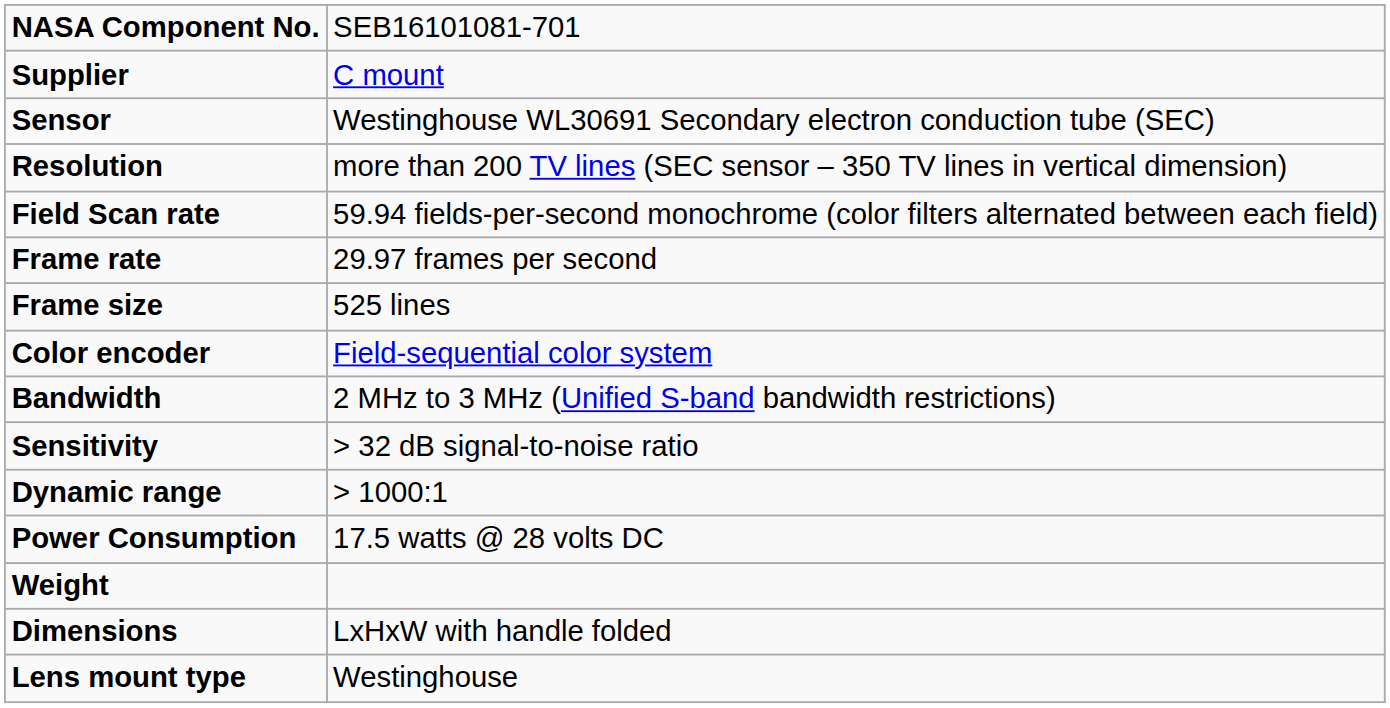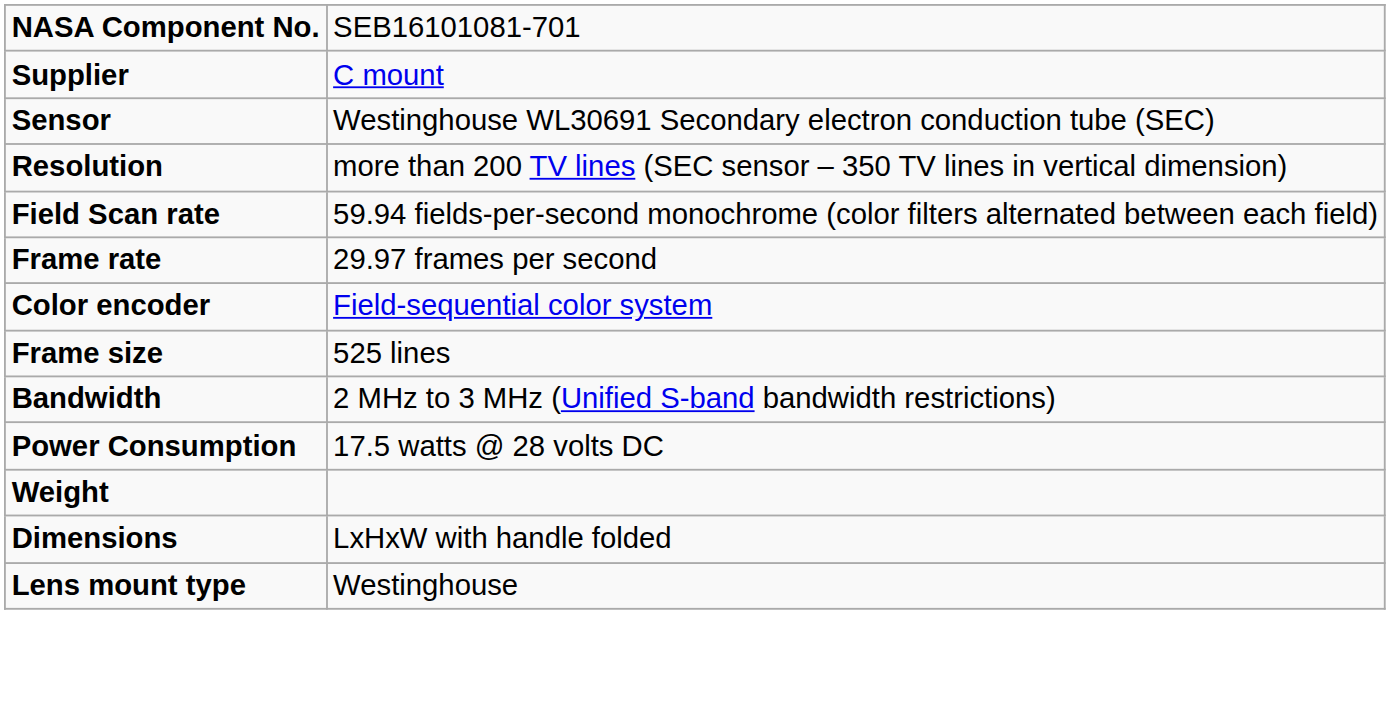rows swapped: (87, 306) <-> (111, 352)
- row: (85, 445)
- row: (117, 492)
